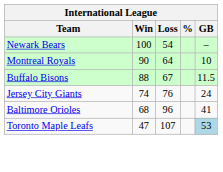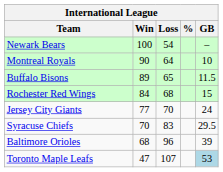(144, 77) 88 -> (144, 77) 89
(168, 77) 67 -> (168, 77) 65
+ row: (51, 93)
(144, 93) 74 -> (144, 110) 77
(168, 93) 76 -> (168, 110) 70
+ row: (40, 126)
(206, 110) 41 -> (207, 142) 39
